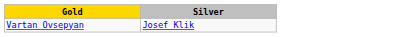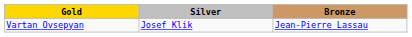+ column: (340, 11)
